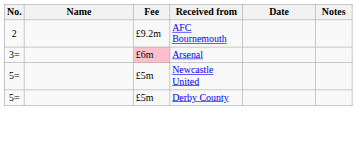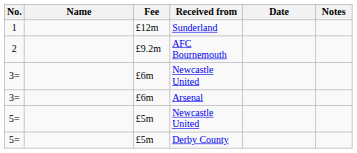+ row: (14, 28)
+ row: (14, 76)
(145, 54) pink background -> (145, 97) no background
